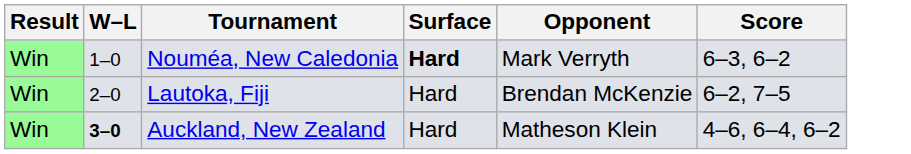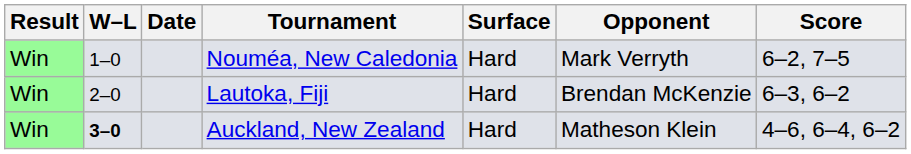+ column: (172, 22)
(434, 58) bold -> (492, 58) normal
(747, 58) 6–3, 6–2 -> (806, 58) 6–2, 7–5
(747, 93) 6–2, 7–5 -> (806, 93) 6–3, 6–2
